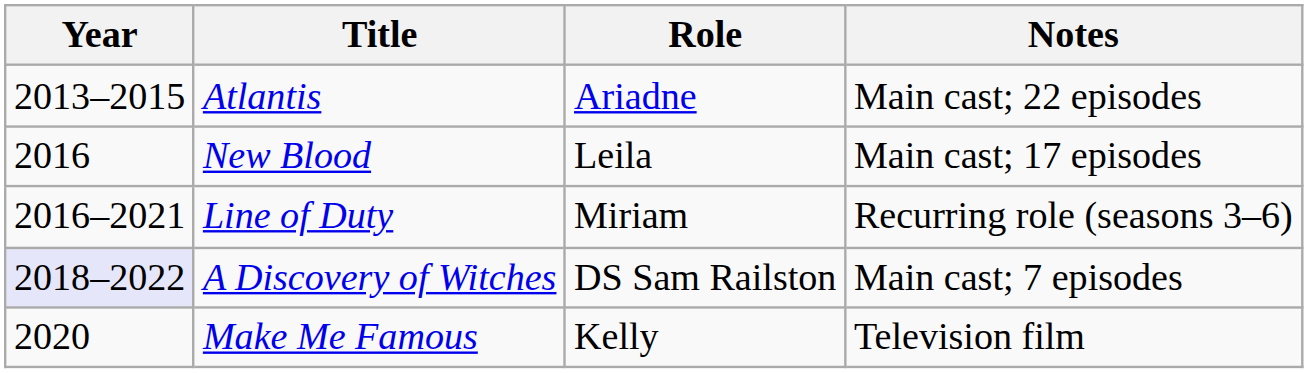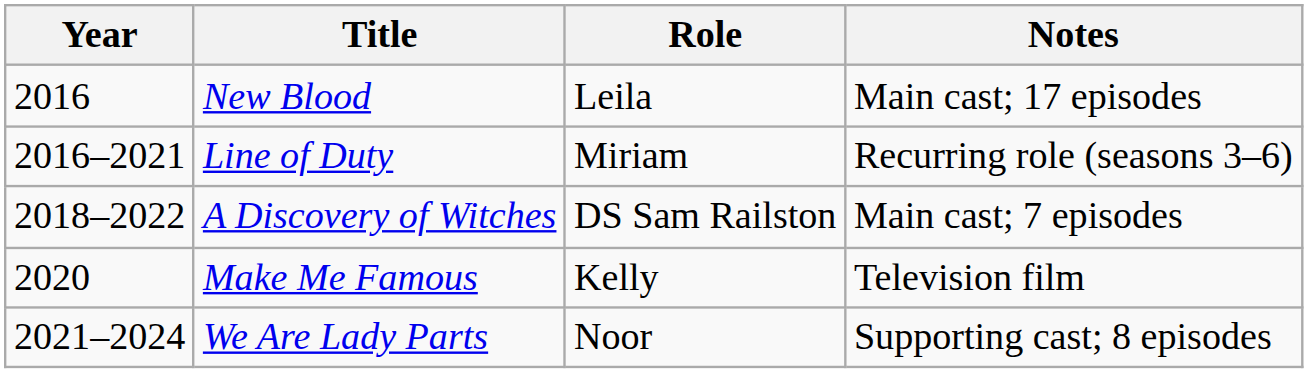- row: (262, 95)
(100, 276) lavender background -> (100, 215) no background
+ row: (346, 336)
